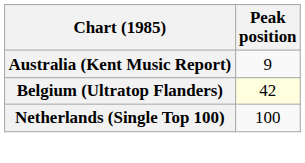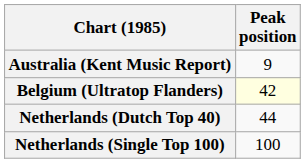+ row: (120, 117)
